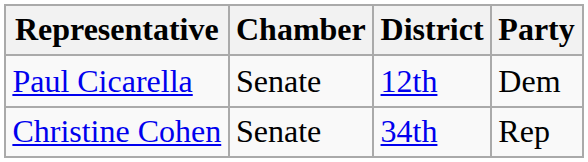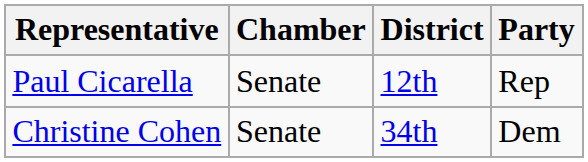(529, 80) Dem -> (524, 80) Rep
(524, 131) Rep -> (529, 131) Dem
